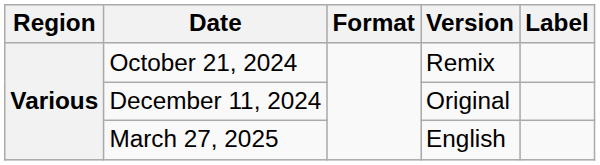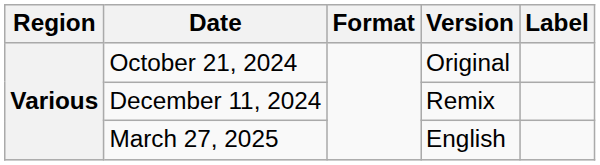(461, 62) Remix -> (468, 62) Original
(468, 100) Original -> (461, 100) Remix
